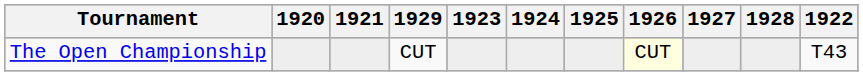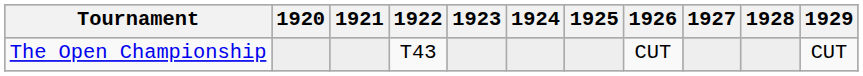columns swapped: (829, 22) <-> (418, 22)
(653, 55) lightyellow background -> (653, 55) no background
